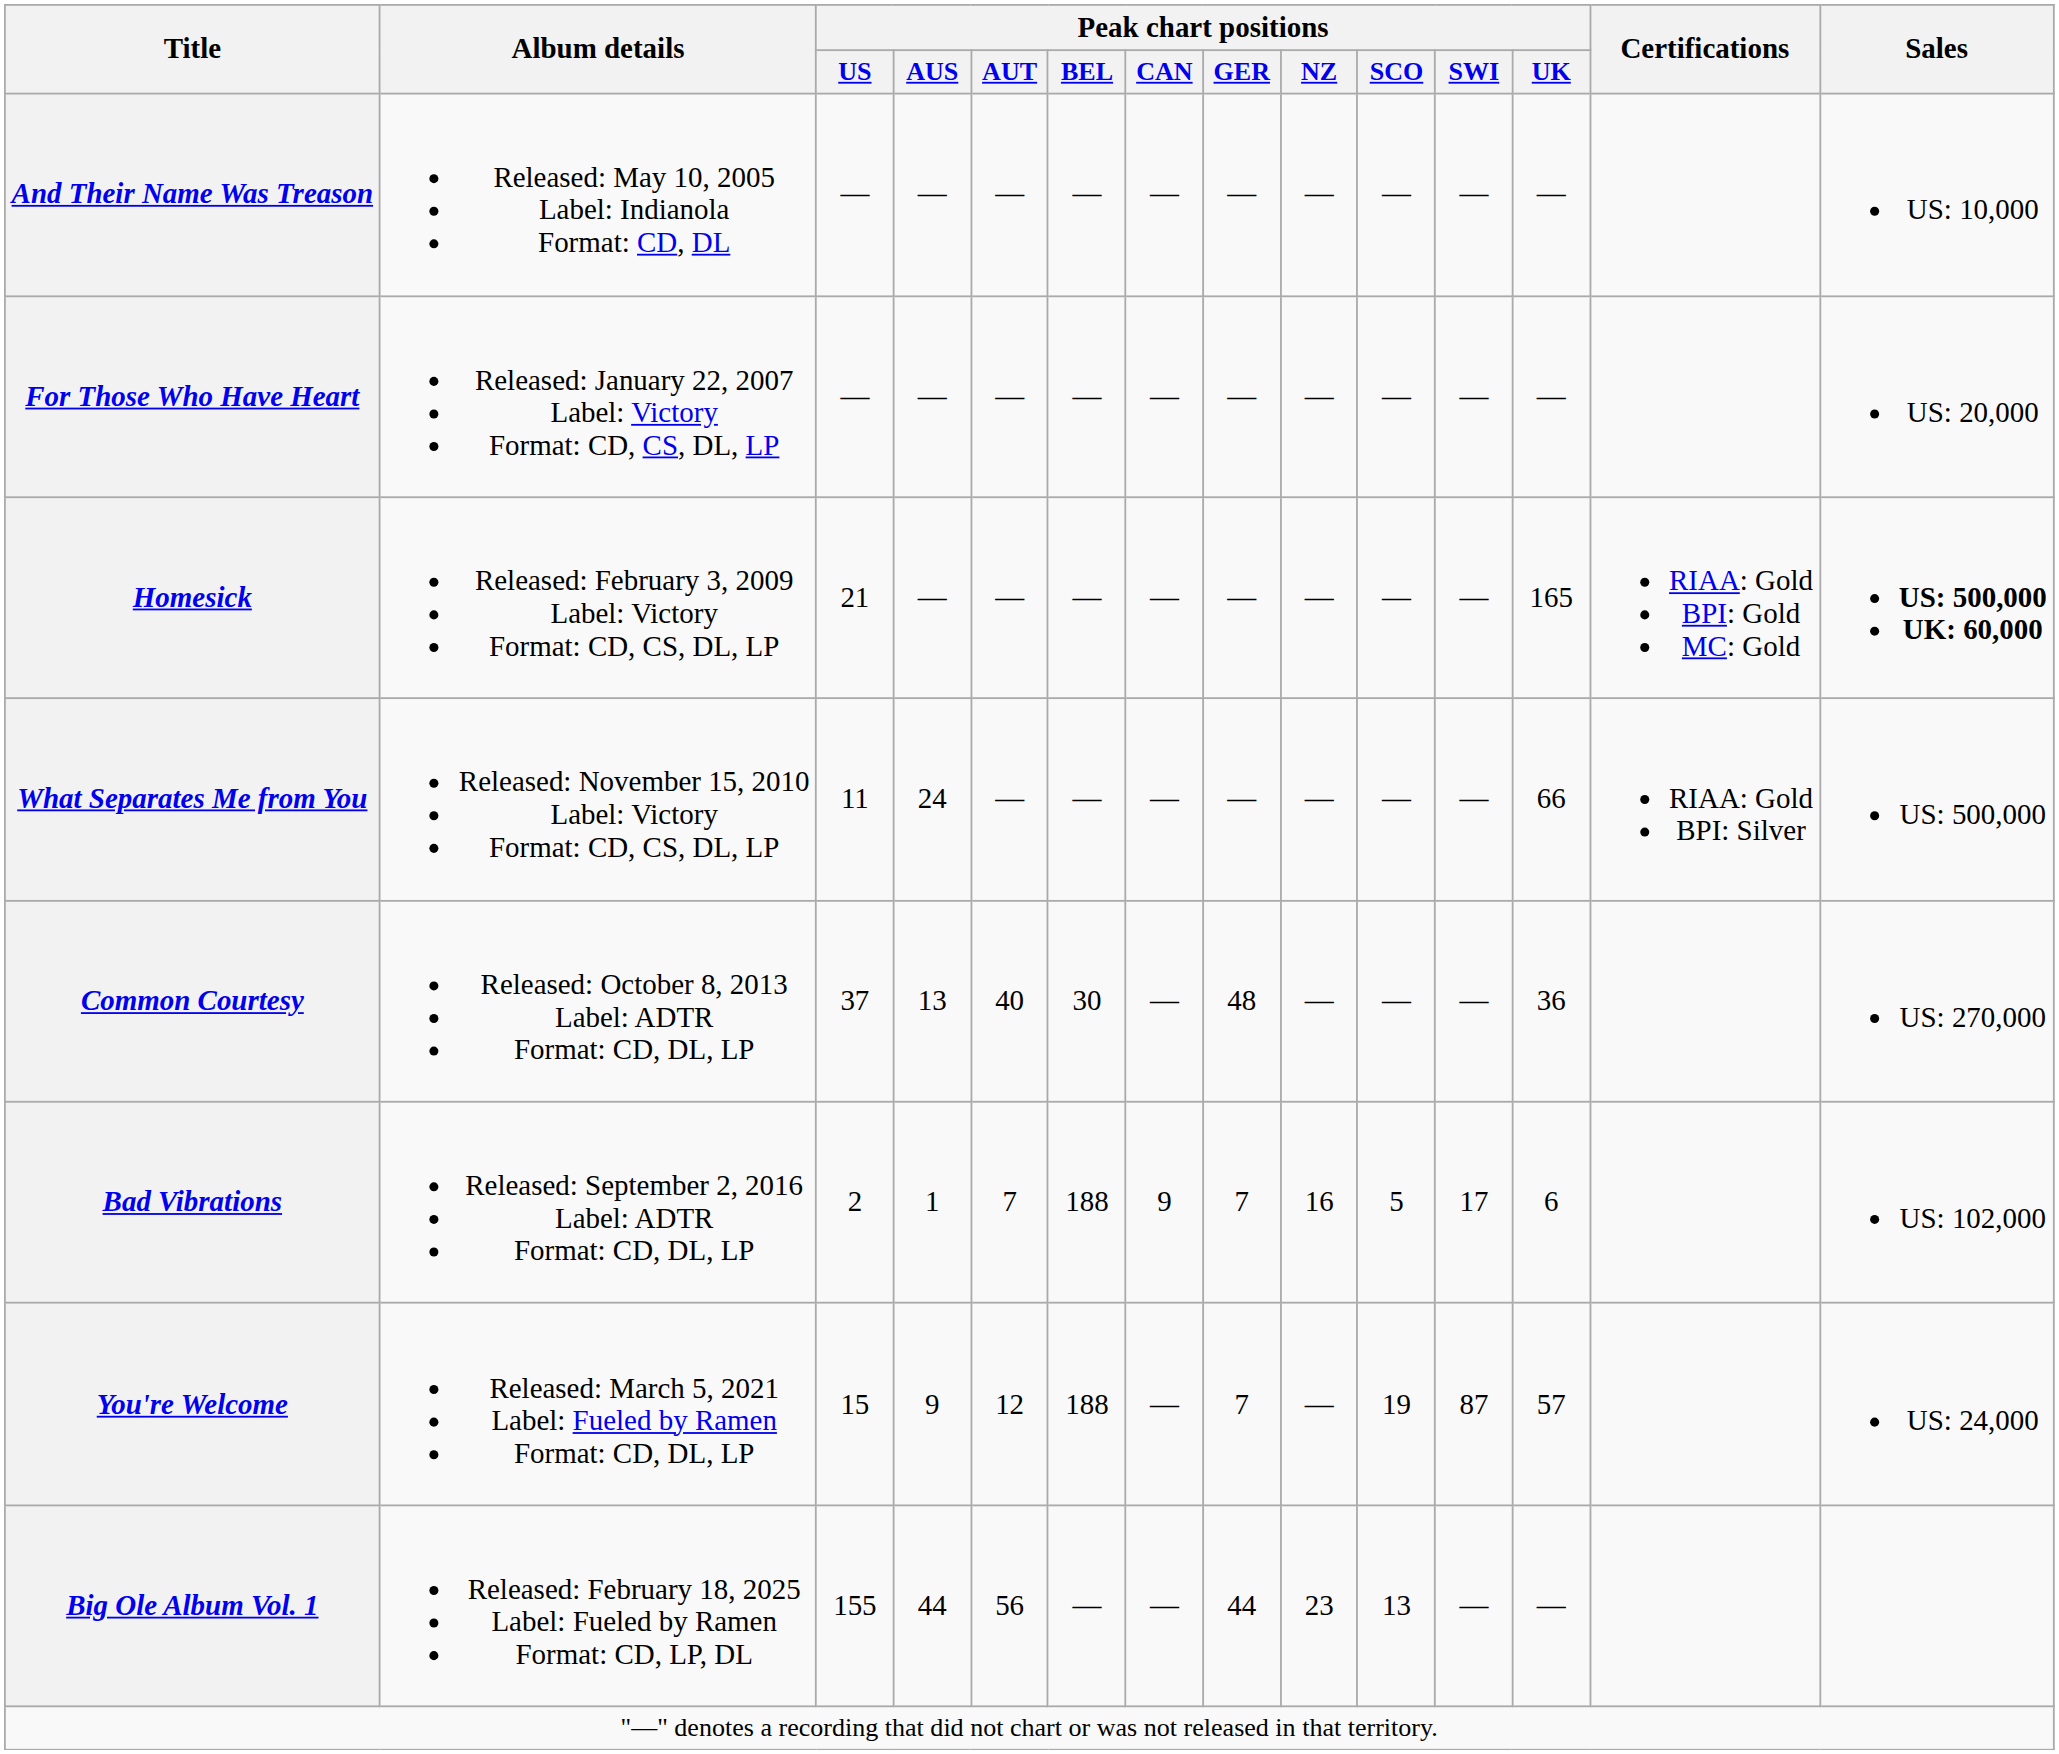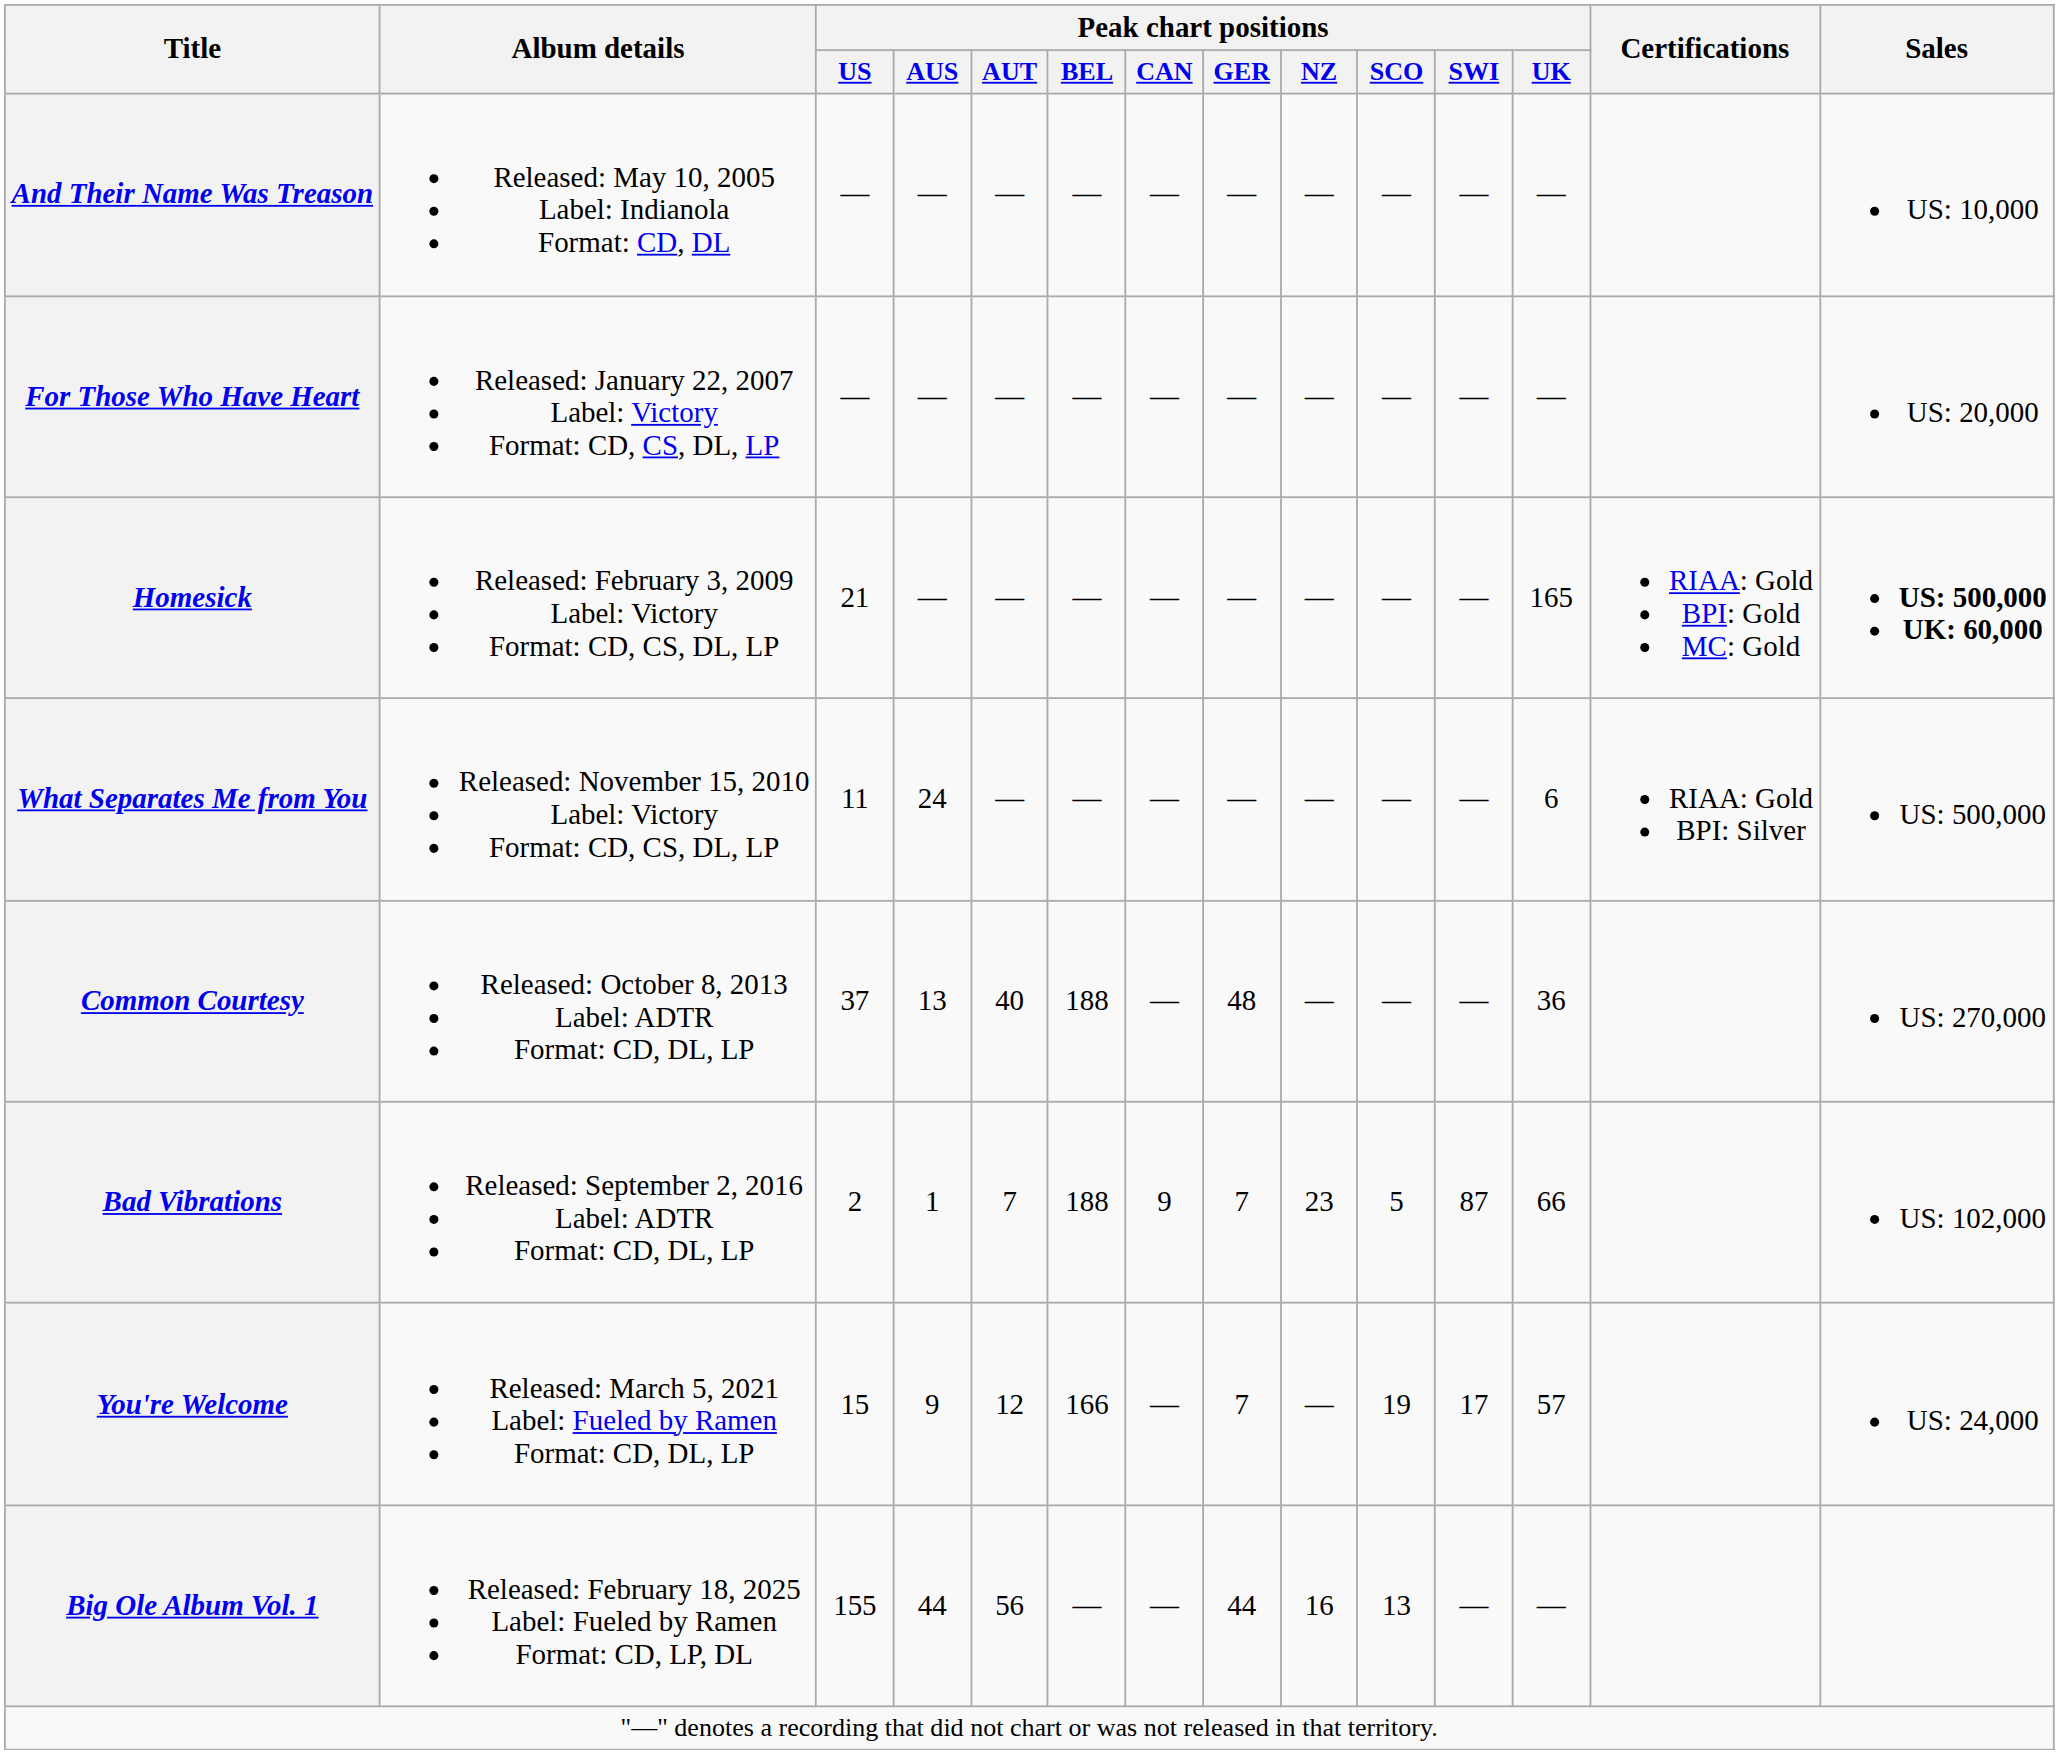(1551, 798) 66 -> (1551, 798) 6
(1087, 1000) 30 -> (1087, 1000) 188
(1319, 1202) 16 -> (1319, 1202) 23
(1474, 1202) 17 -> (1474, 1202) 87
(1551, 1202) 6 -> (1551, 1202) 66
(1087, 1403) 188 -> (1087, 1403) 166
(1474, 1403) 87 -> (1474, 1403) 17
(1319, 1605) 23 -> (1319, 1605) 16
